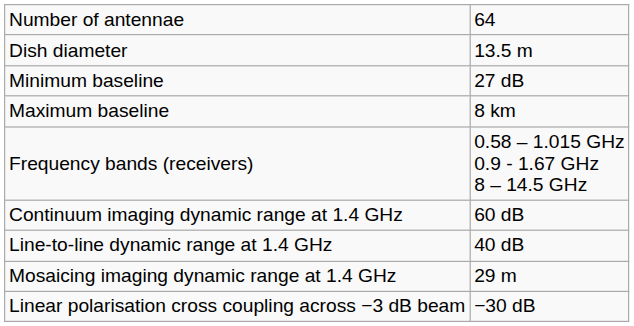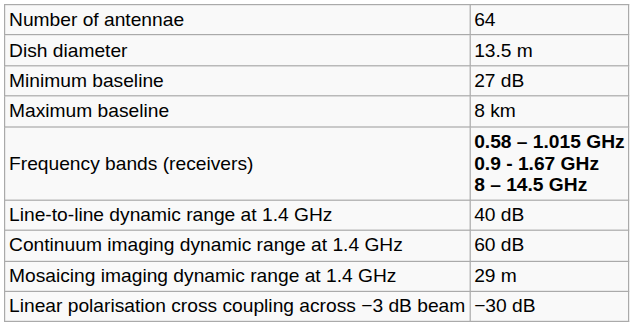(549, 163) normal -> (549, 163) bold
rows swapped: (206, 215) <-> (171, 245)
